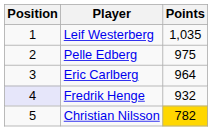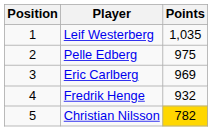(185, 75) 964 -> (185, 75) 969
(33, 95) lavender background -> (33, 95) no background
